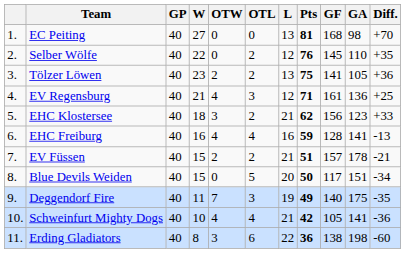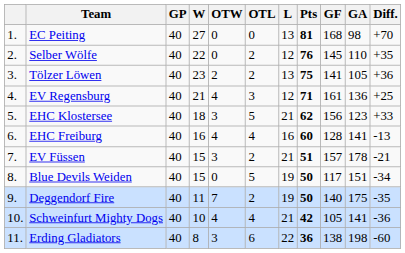(252, 116) 2 -> (252, 116) 5
(306, 136) 59 -> (306, 136) 60
(214, 156) 2 -> (214, 156) 3
(288, 177) 20 -> (288, 177) 19
(252, 197) 3 -> (252, 197) 2
(306, 197) 49 -> (306, 197) 50
